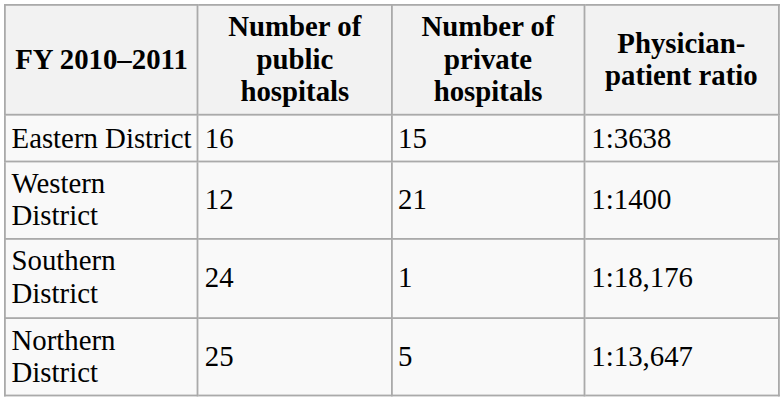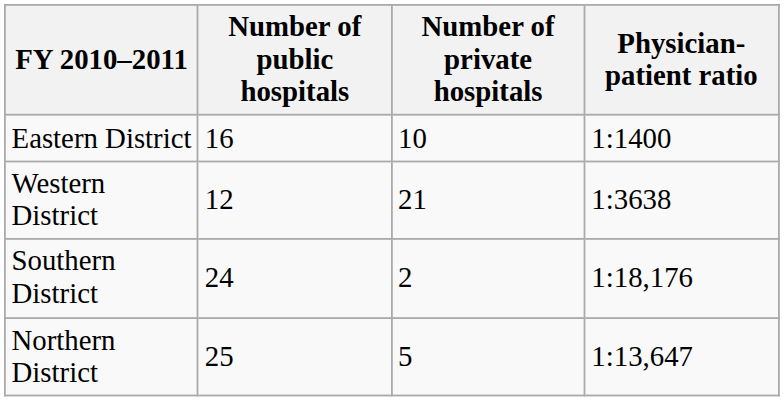(412, 137) 15 -> (412, 137) 10
(631, 137) 1:3638 -> (631, 137) 1:1400
(631, 199) 1:1400 -> (631, 199) 1:3638
(405, 277) 1 -> (405, 277) 2
